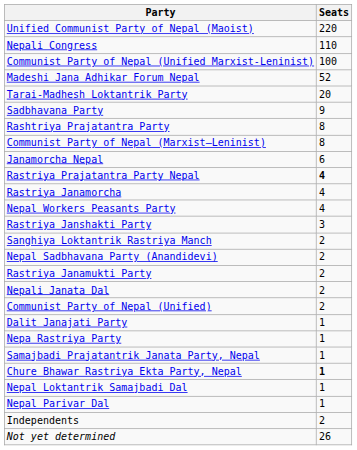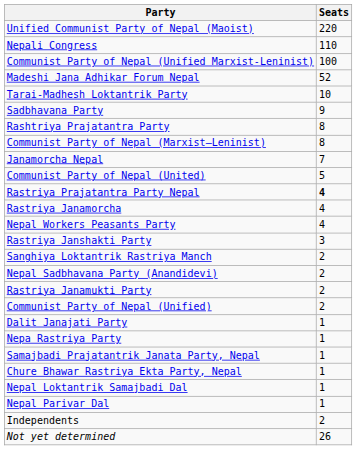(325, 94) 20 -> (325, 94) 10
(322, 159) 6 -> (322, 159) 7
+ row: (106, 176)
- row: (58, 290)
(322, 371) bold -> (322, 371) normal
